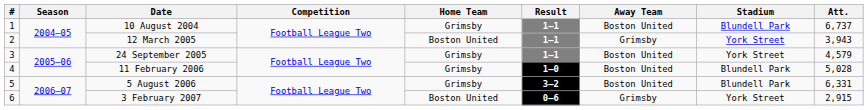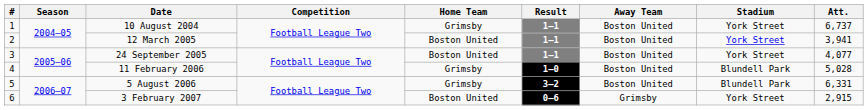(755, 26) Blundell Park -> (755, 26) York Street
(638, 40) Grimsby -> (638, 40) Boston United
(839, 40) 3,943 -> (839, 40) 3,941
(463, 55) Grimsby -> (463, 55) Boston United
(839, 55) 4,579 -> (839, 55) 4,077
